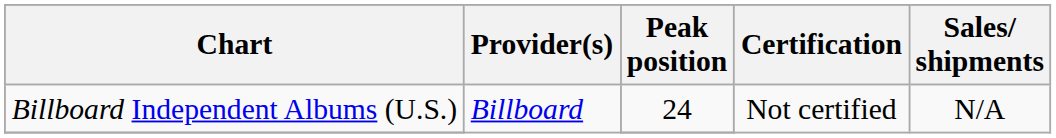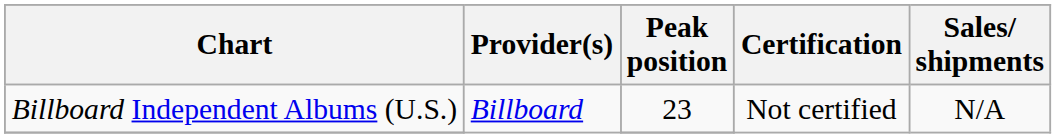(677, 108) 24 -> (677, 108) 23
